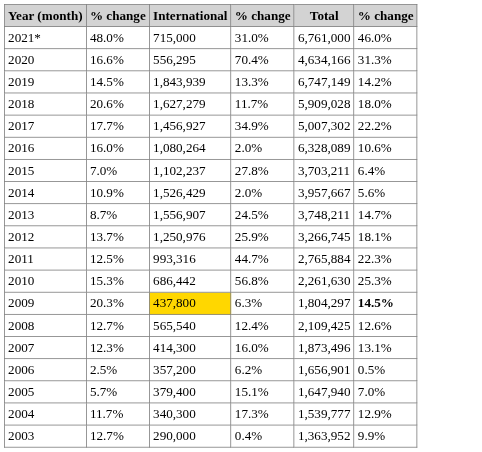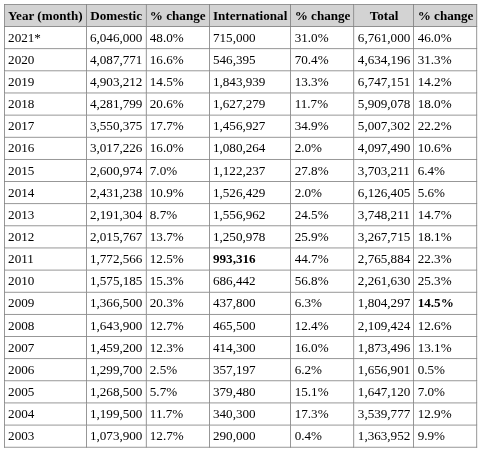+ column: (116, 15)
(174, 59) 556,295 -> (234, 59) 546,395
(324, 59) 4,634,166 -> (384, 59) 4,634,196
(324, 81) 6,747,149 -> (384, 81) 6,747,151
(324, 104) 5,909,028 -> (384, 104) 5,909,078
(324, 148) 6,328,089 -> (384, 148) 4,097,490
(179, 170) 1,102,237 -> (239, 170) 1,122,237
(324, 192) 3,957,667 -> (384, 192) 6,126,405
(179, 214) 1,556,907 -> (239, 214) 1,556,962
(179, 236) 1,250,976 -> (239, 236) 1,250,978
(324, 236) 3,266,745 -> (384, 236) 3,267,715
(174, 259) normal -> (234, 259) bold
(174, 303) gold background -> (234, 303) no background
(174, 325) 565,540 -> (234, 325) 465,500
(324, 325) 2,109,425 -> (384, 325) 2,109,424
(174, 369) 357,200 -> (234, 369) 357,197
(174, 391) 379,400 -> (234, 391) 379,480
(324, 391) 1,647,940 -> (384, 391) 1,647,120
(324, 414) 1,539,777 -> (384, 414) 3,539,777
